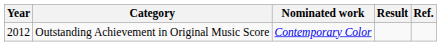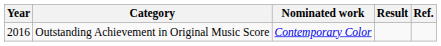(19, 31) 2012 -> (19, 31) 2016
